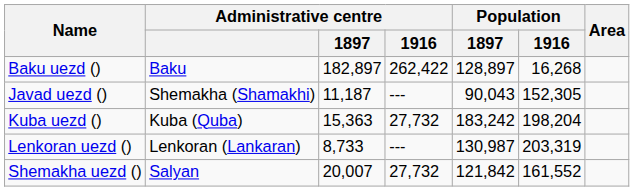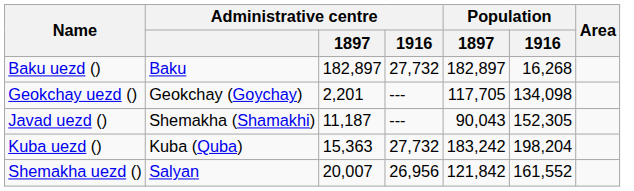(419, 69) 262,422 -> (414, 69) 27,732
(485, 69) 128,897 -> (476, 69) 182,897
+ row: (73, 95)
- row: (70, 146)
(414, 172) 27,732 -> (414, 172) 26,956
